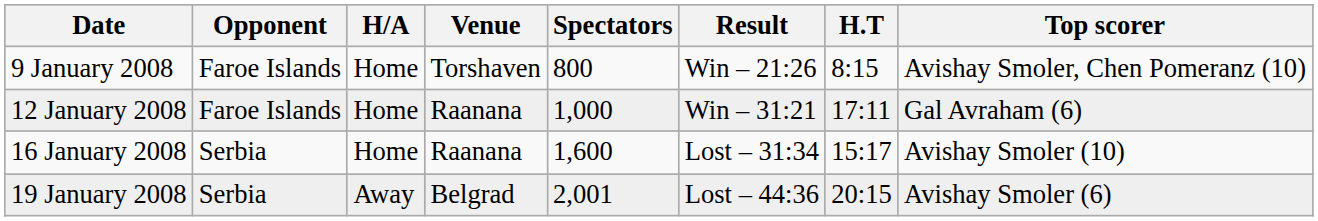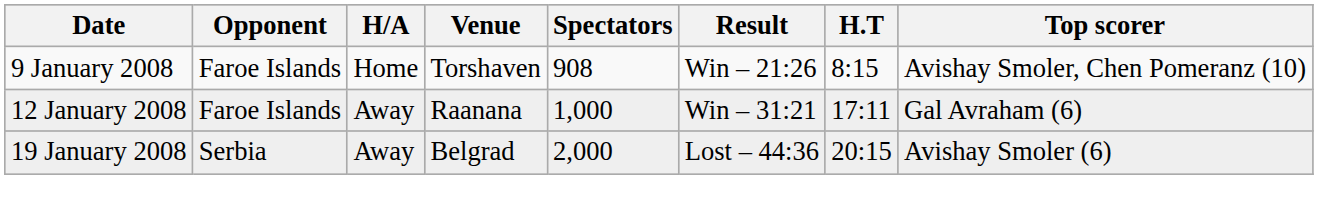(573, 67) 800 -> (573, 67) 908
(386, 109) Home -> (384, 109) Away
- row: (99, 151)
(583, 194) 2,001 -> (583, 151) 2,000
